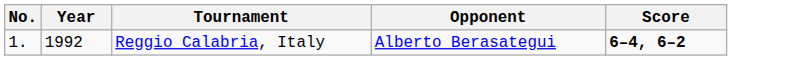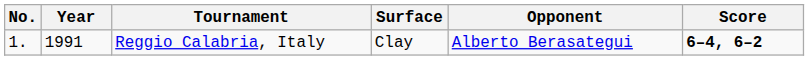+ column: (409, 17)
(64, 42) 1992 -> (64, 42) 1991
